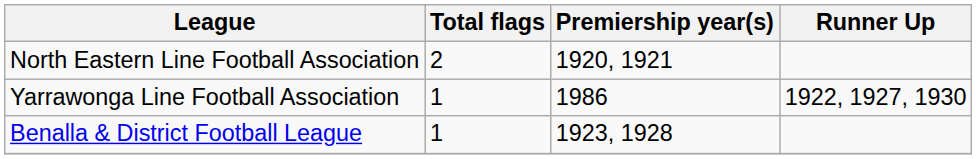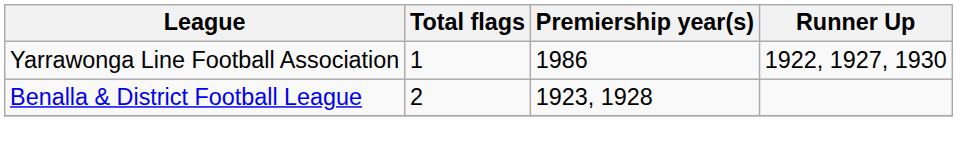- row: (215, 60)
(436, 134) 1 -> (417, 97) 2
